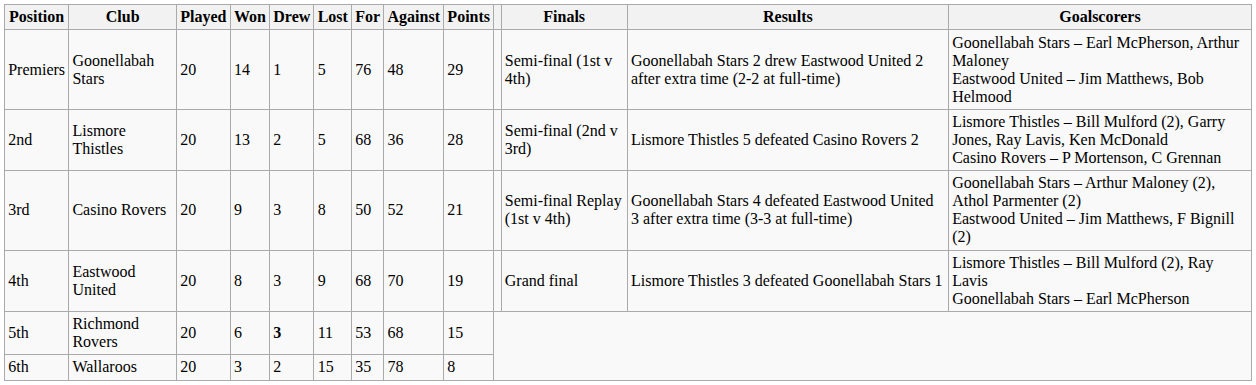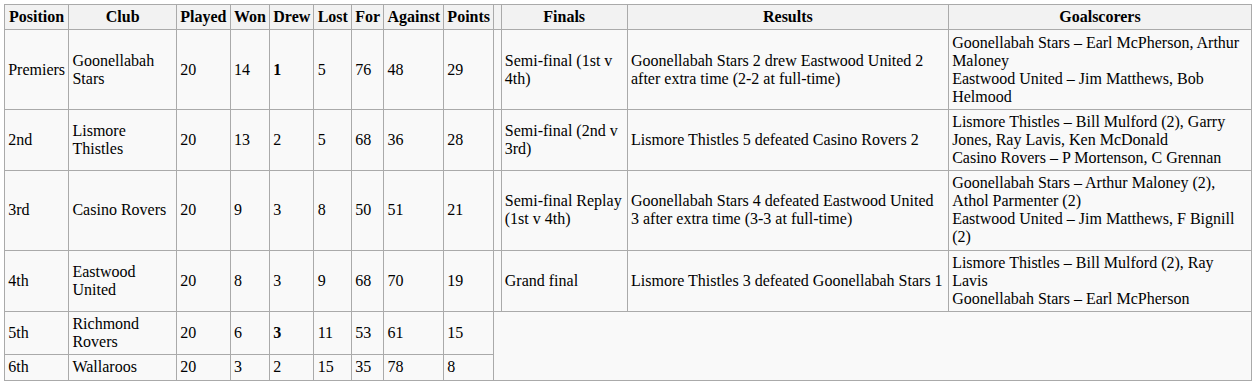(277, 69) normal -> (277, 69) bold
(396, 210) 52 -> (396, 210) 51
(396, 333) 68 -> (396, 333) 61
